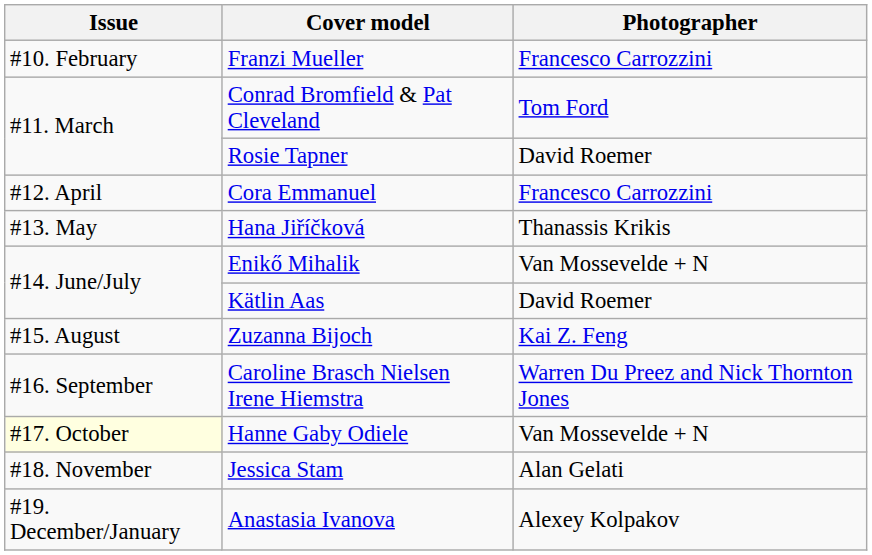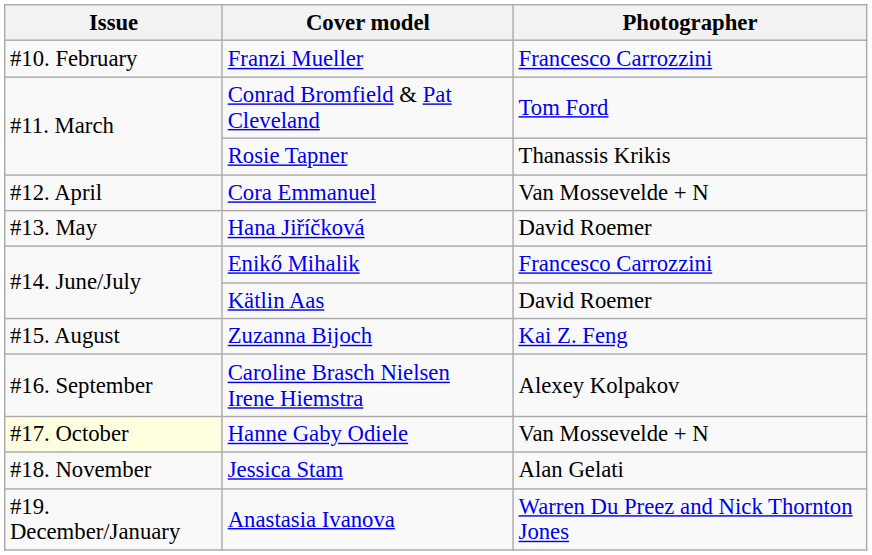(585, 156) David Roemer -> (595, 156) Thanassis Krikis
(615, 192) Francesco Carrozzini -> (614, 192) Van Mossevelde + N
(595, 228) Thanassis Krikis -> (585, 228) David Roemer
(614, 264) Van Mossevelde + N -> (615, 264) Francesco Carrozzini
(686, 385) Warren Du Preez and Nick Thornton Jones -> (599, 385) Alexey Kolpakov
(599, 518) Alexey Kolpakov -> (686, 518) Warren Du Preez and Nick Thornton Jones
